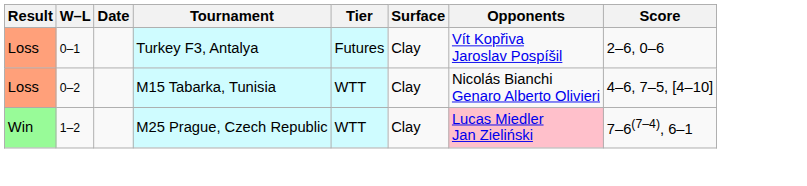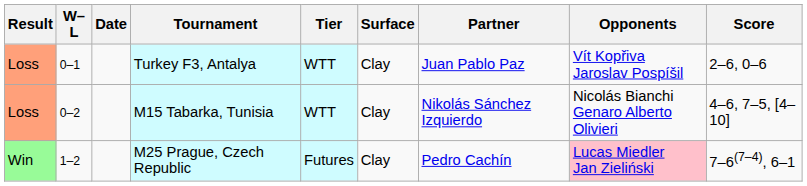+ column: (494, 24)
(359, 47) Futures -> (320, 64) WTT
(350, 127) WTT -> (329, 160) Futures
